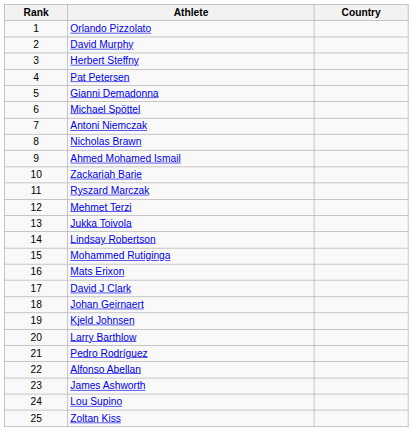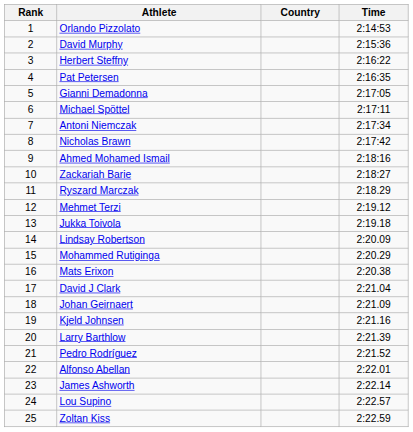+ column: (374, 12)
